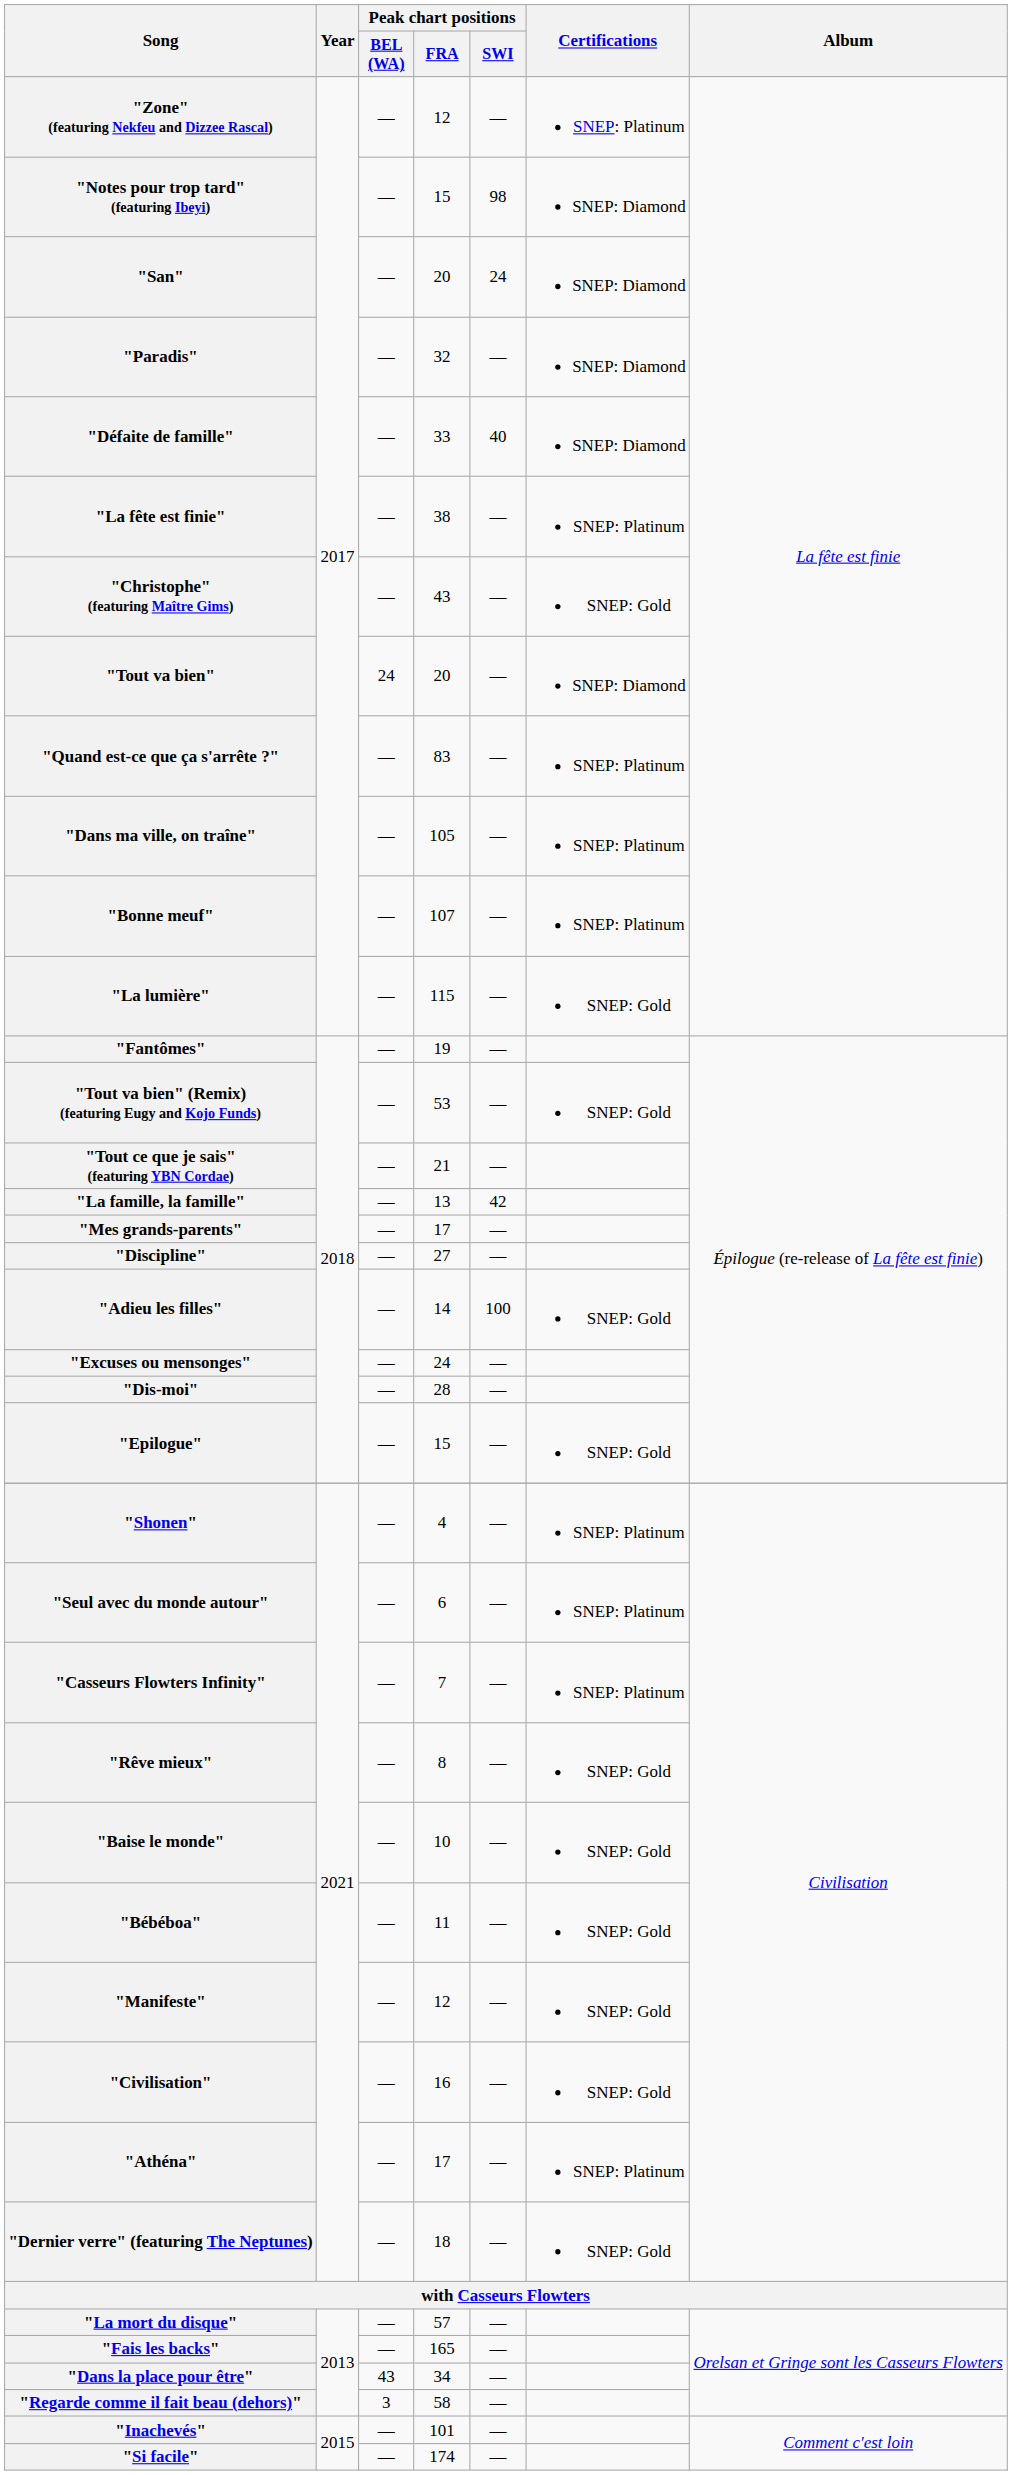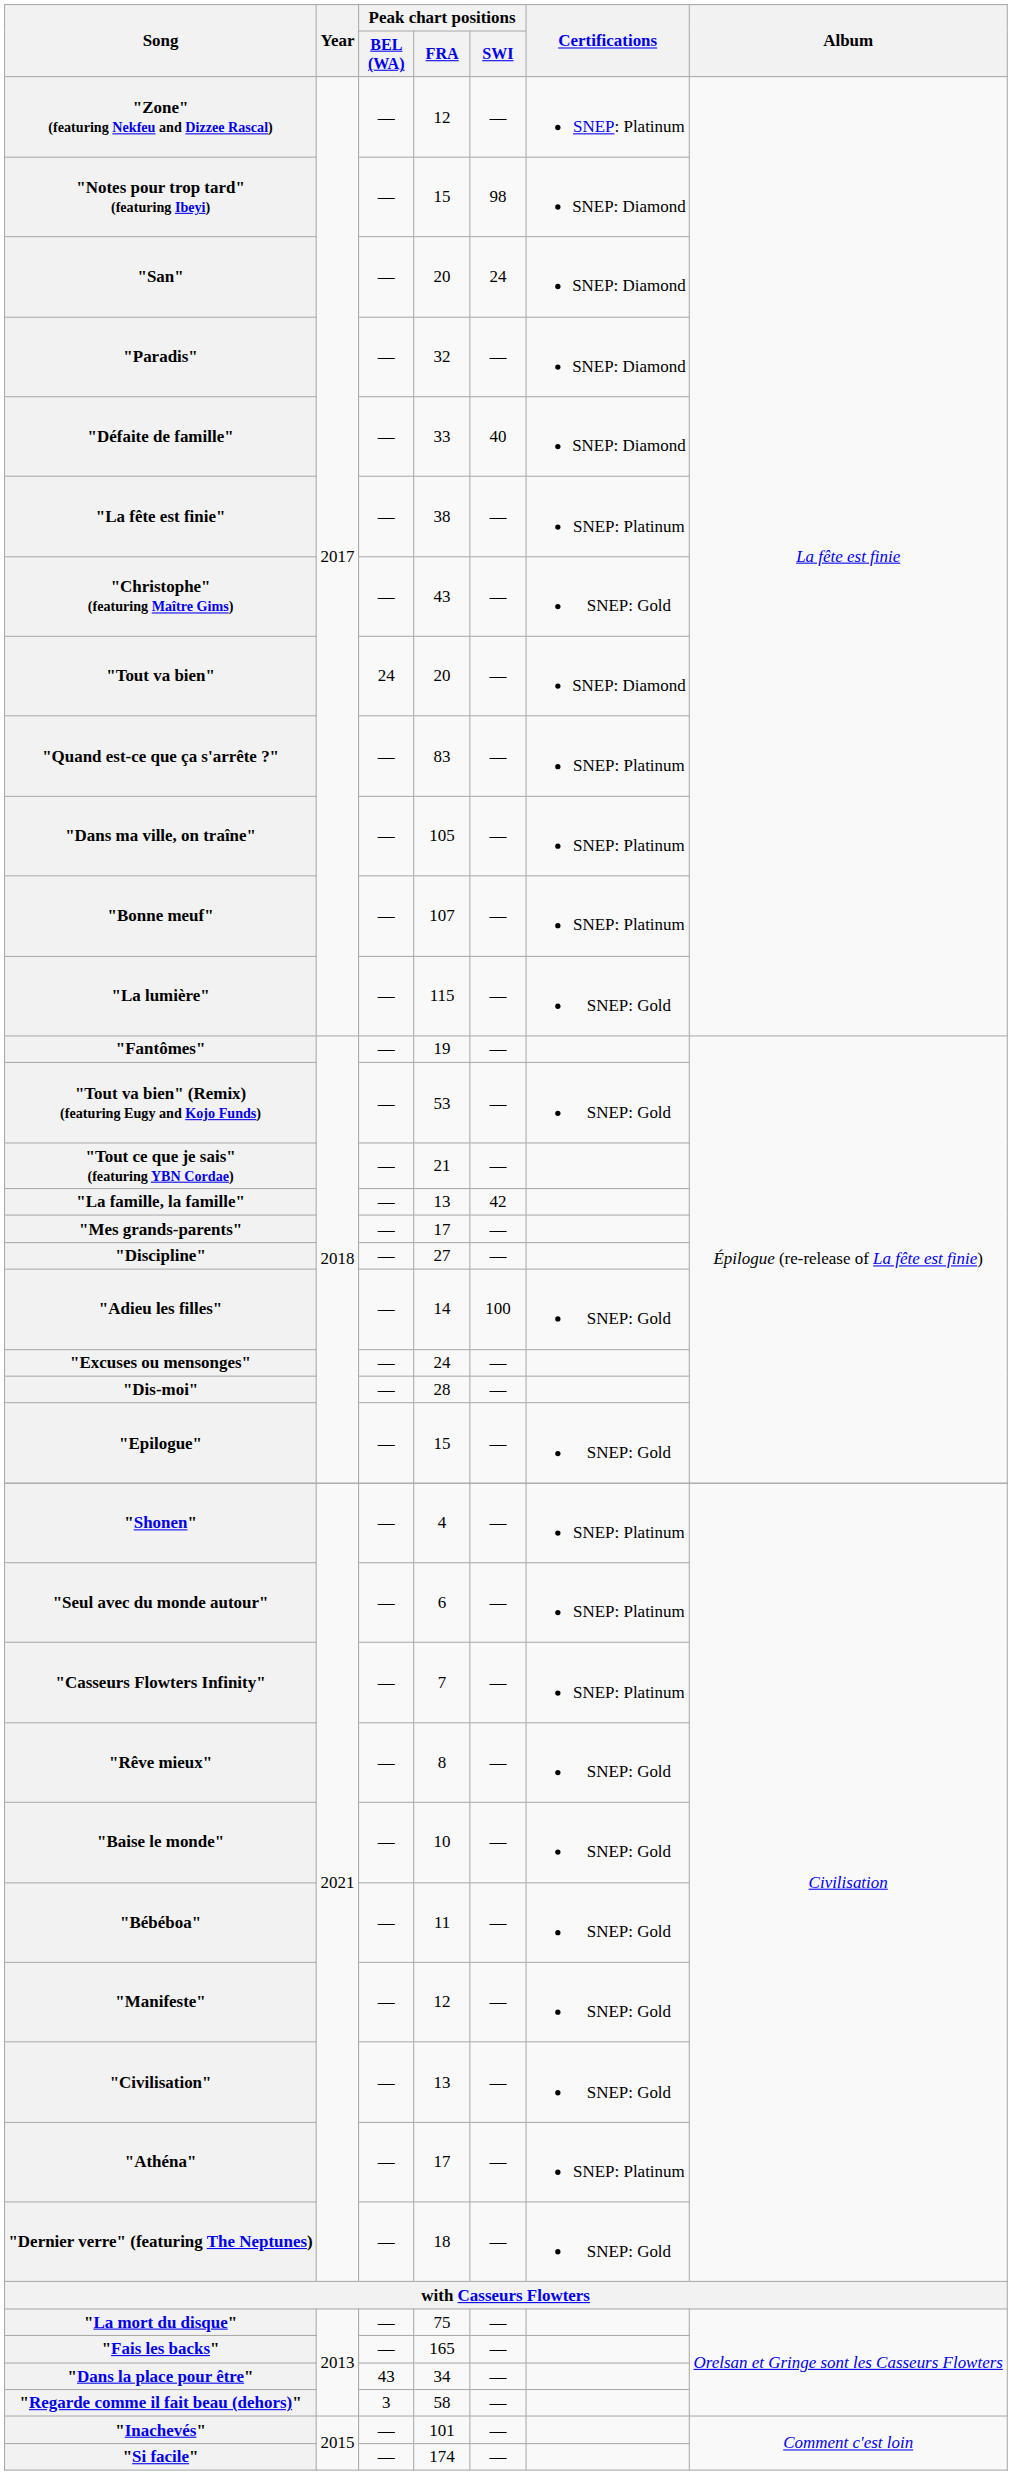(442, 2082) 16 -> (442, 2082) 13
(442, 2322) 57 -> (442, 2322) 75
